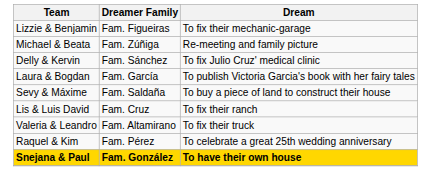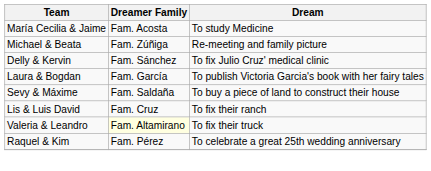+ row: (57, 29)
- row: (57, 29)
(139, 125) no background -> (148, 125) lightyellow background
- row: (53, 157)
